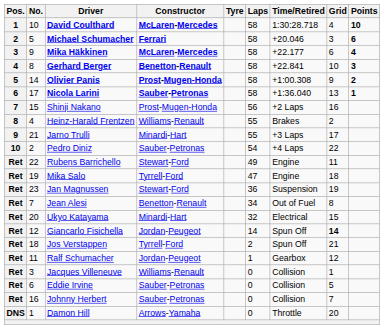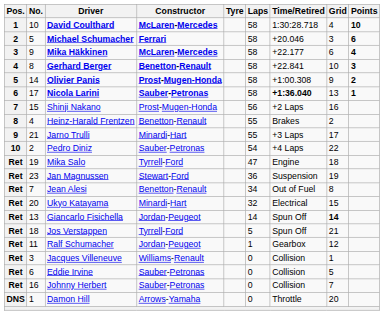(292, 93) normal -> (292, 93) bold
(171, 121) Williams-Renault -> (173, 121) Benetton-Renault
- row: (84, 162)
(34, 230) 12 -> (34, 217) 13
(250, 244) 2 -> (250, 230) 5
